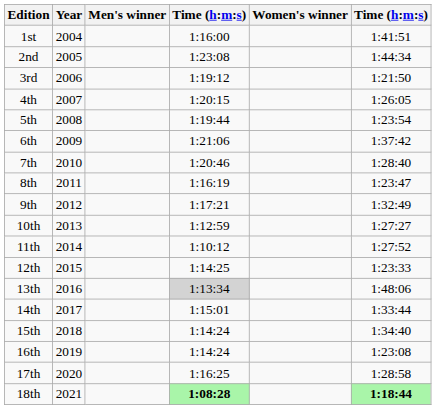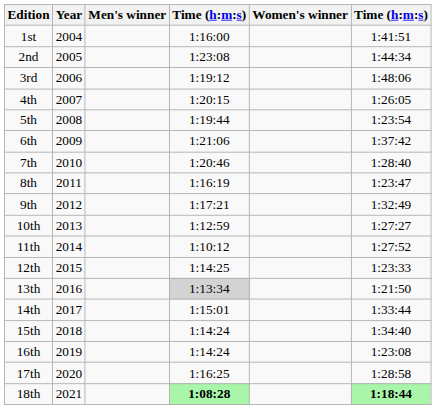(391, 78) 1:21:50 -> (391, 78) 1:48:06
(391, 288) 1:48:06 -> (391, 288) 1:21:50
